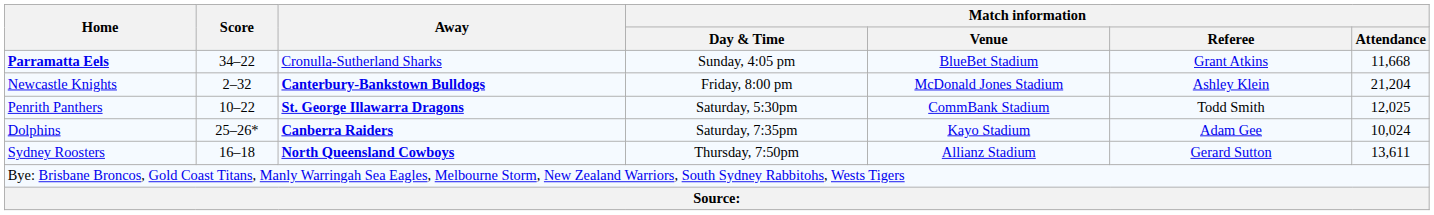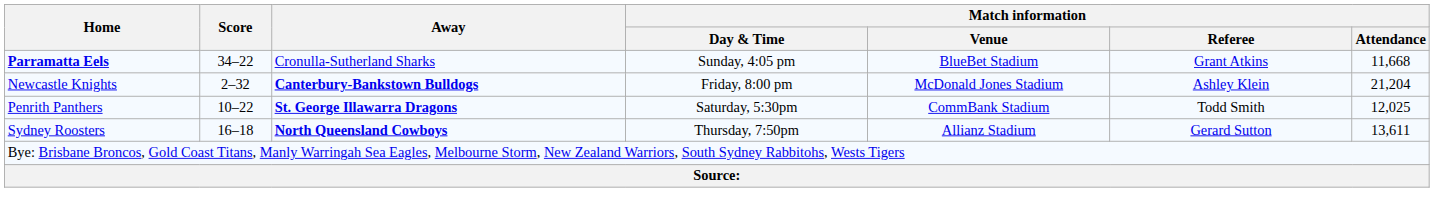- row: (34, 130)
